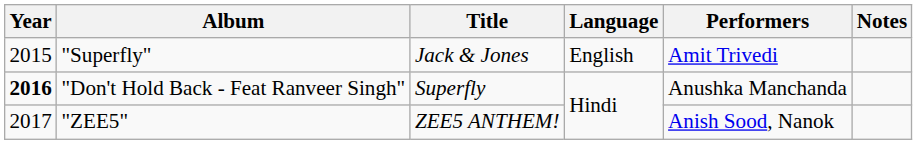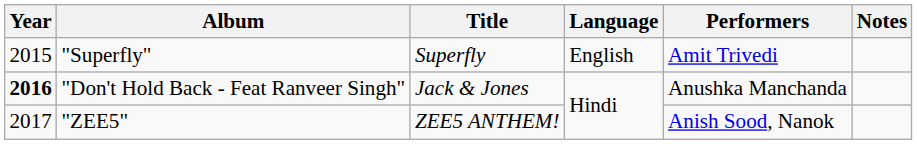(472, 54) Jack & Jones -> (450, 54) Superfly
(450, 88) Superfly -> (472, 88) Jack & Jones
